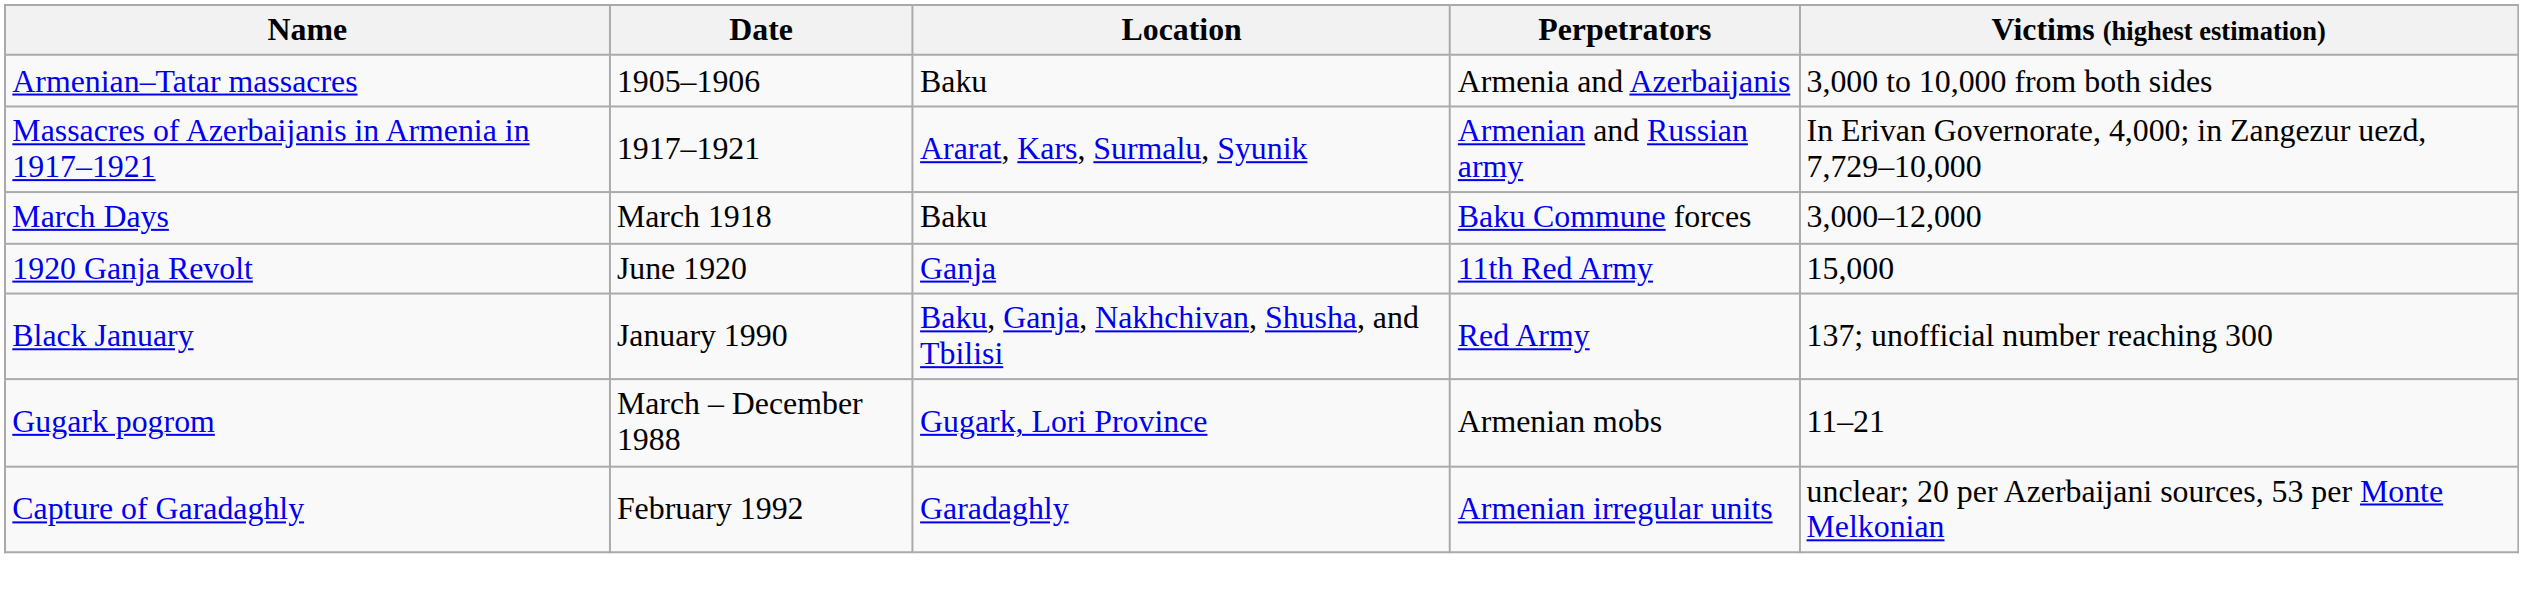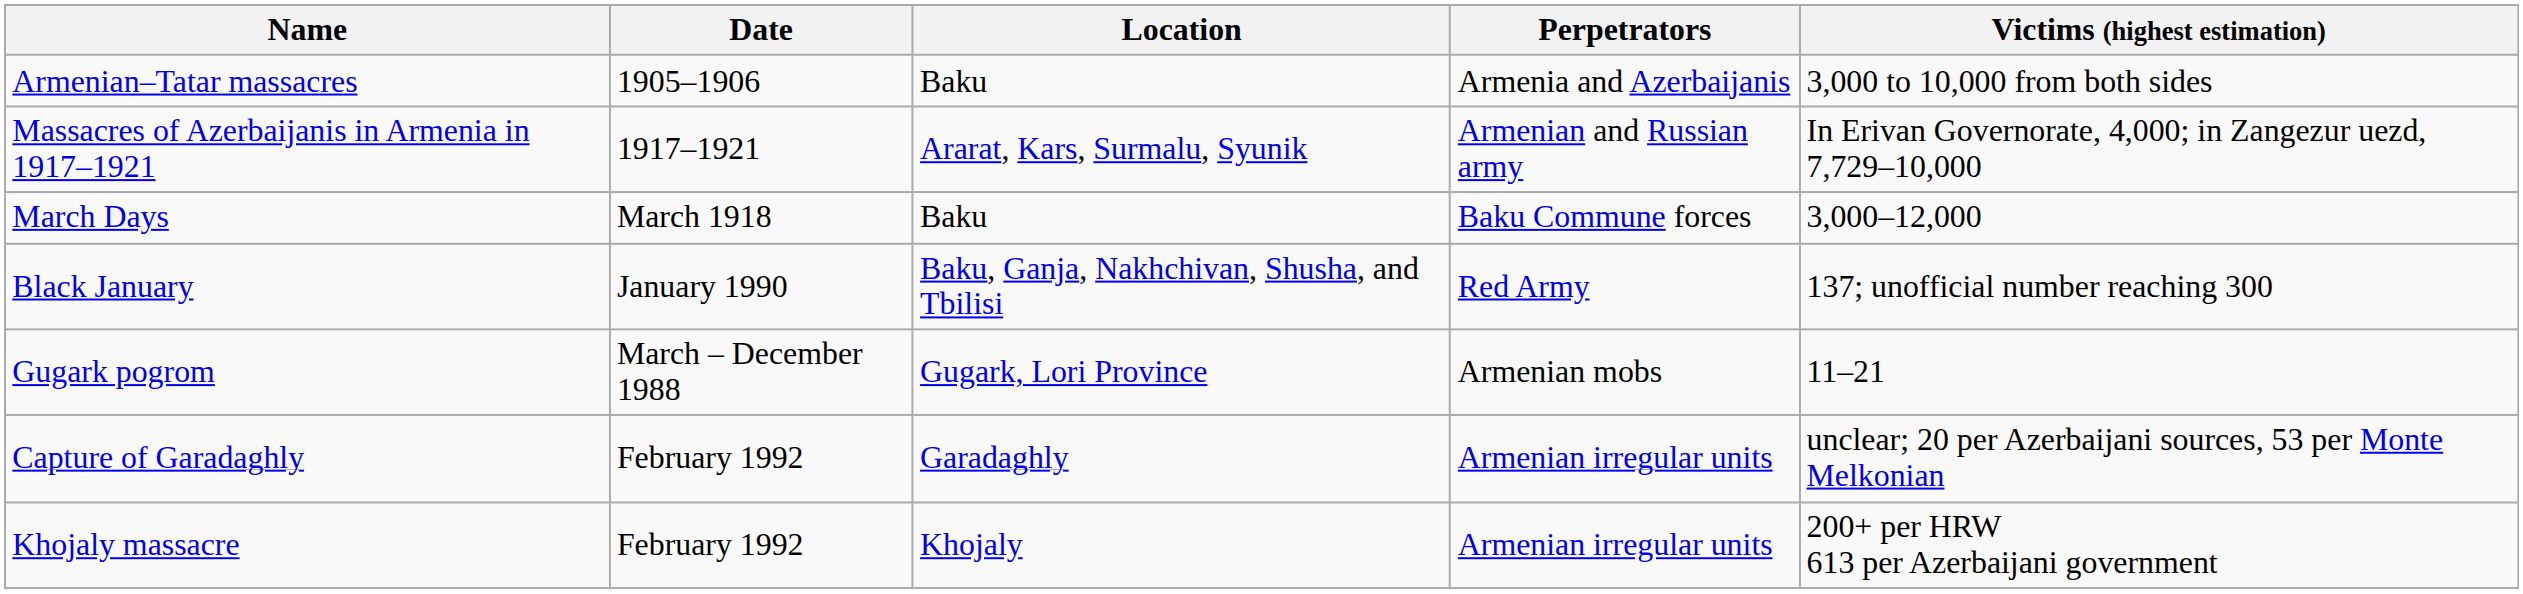- row: (133, 267)
+ row: (126, 544)
